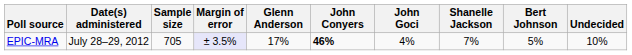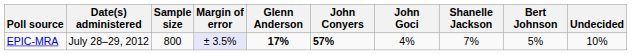(173, 41) 705 -> (173, 41) 800
(278, 41) normal -> (278, 41) bold
(324, 41) 46% -> (324, 41) 57%
